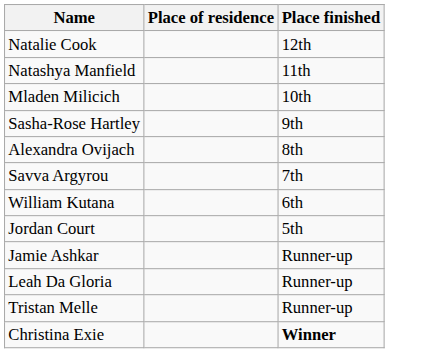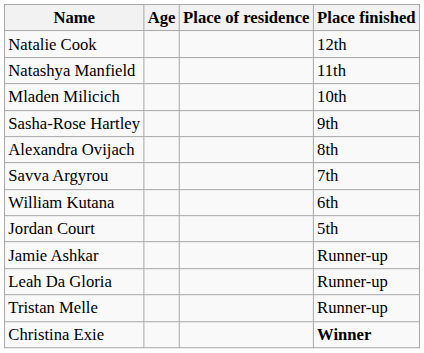+ column: (162, 17)
